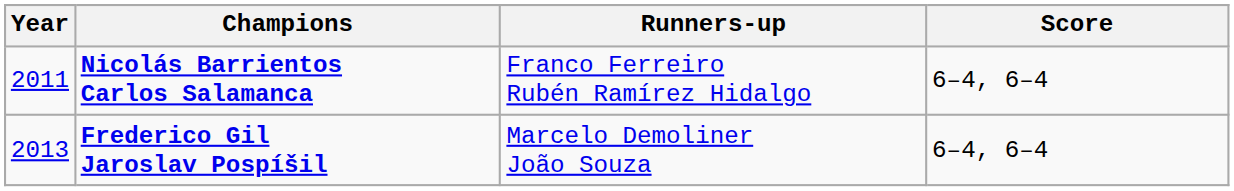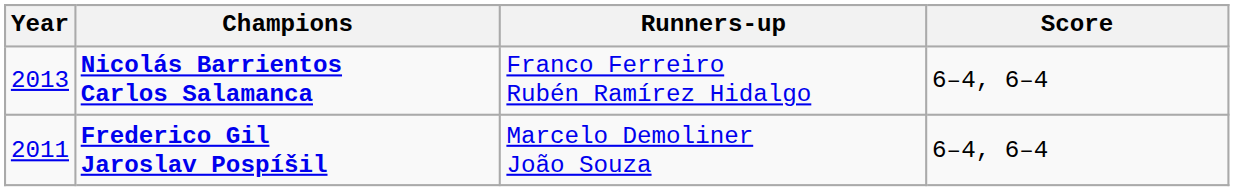(40, 80) 2011 -> (40, 80) 2013
(40, 150) 2013 -> (40, 150) 2011
